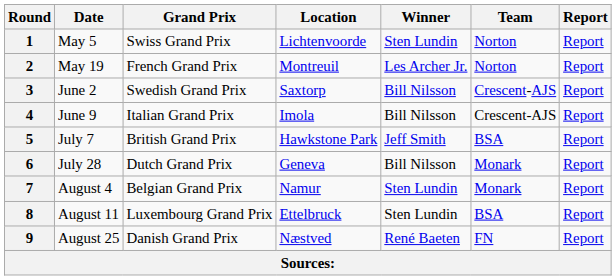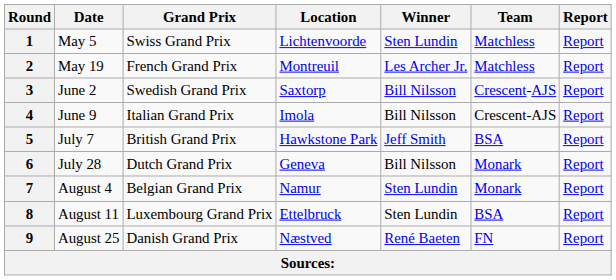(495, 41) Norton -> (505, 41) Matchless
(495, 66) Norton -> (505, 66) Matchless
